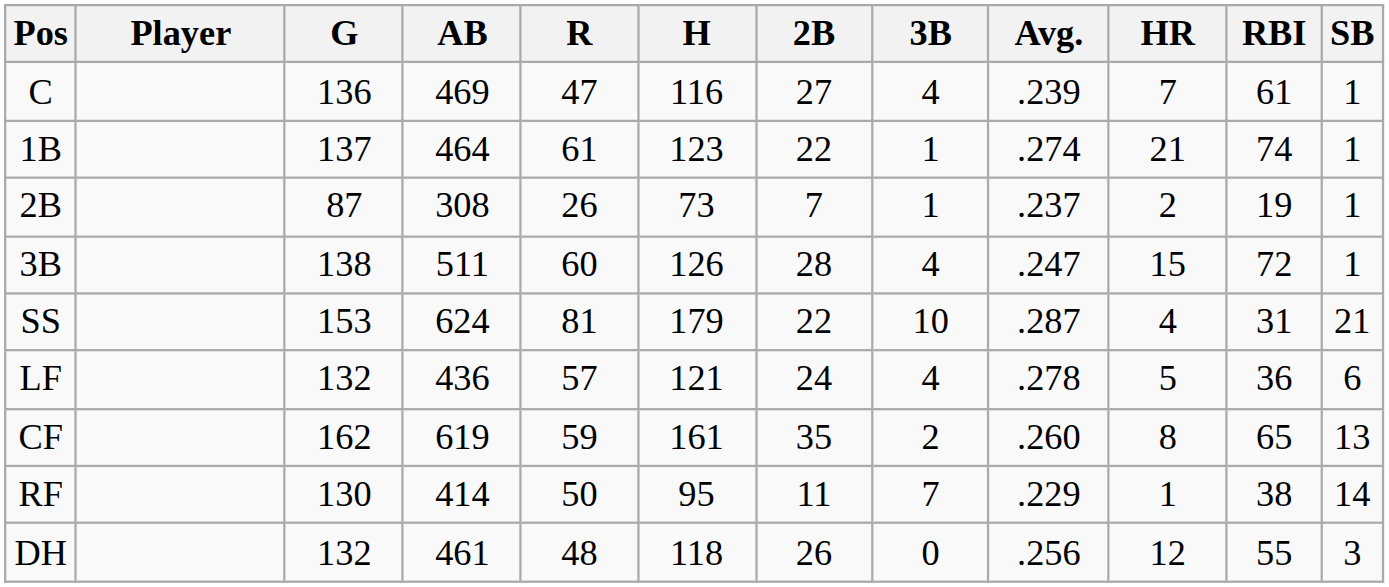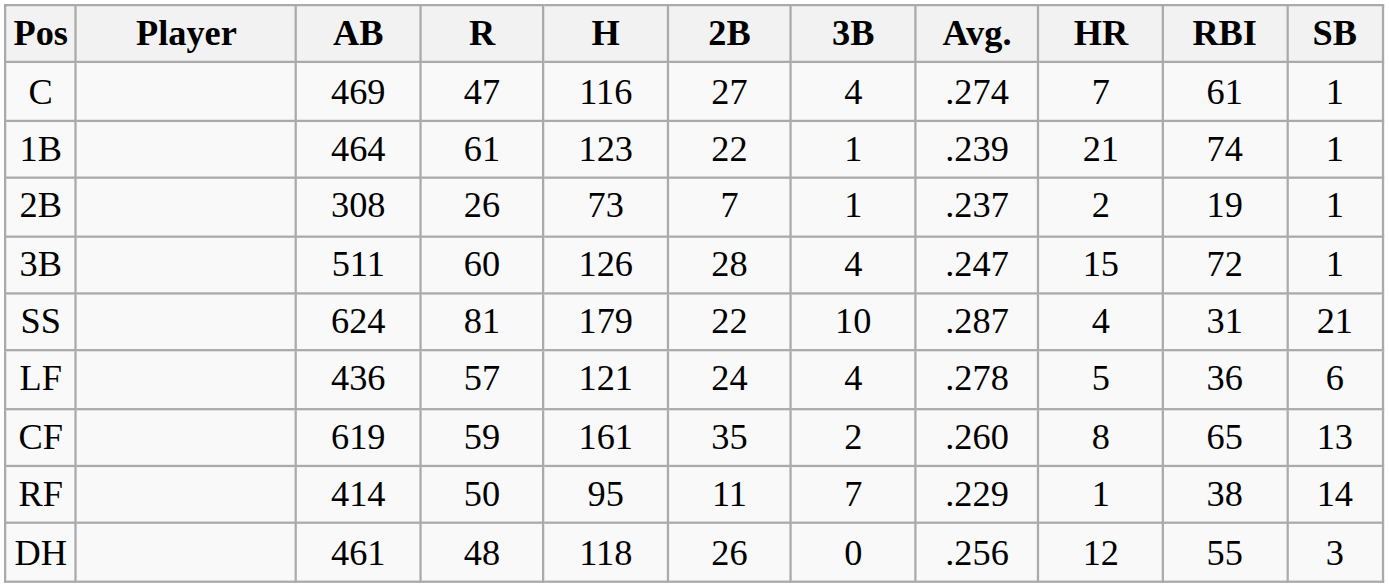- column: (344, 33)
(1049, 90) .239 -> (977, 90) .274
(1049, 148) .274 -> (977, 148) .239
